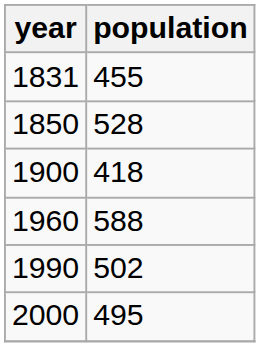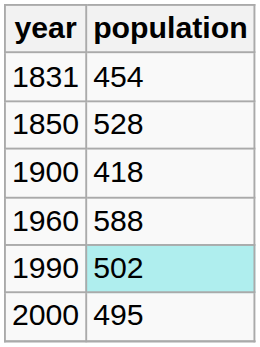(118, 76) 455 -> (118, 76) 454
(118, 268) no background -> (118, 268) paleturquoise background
